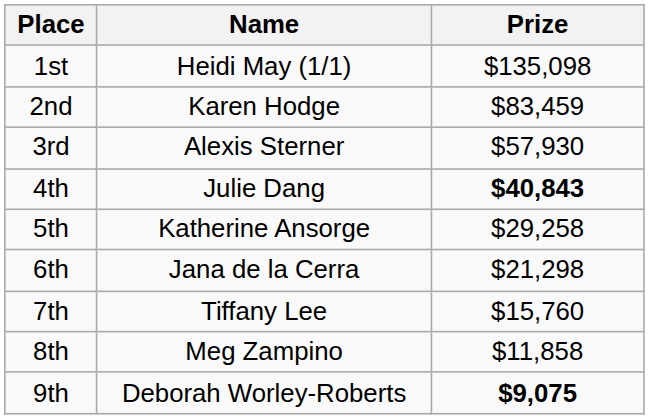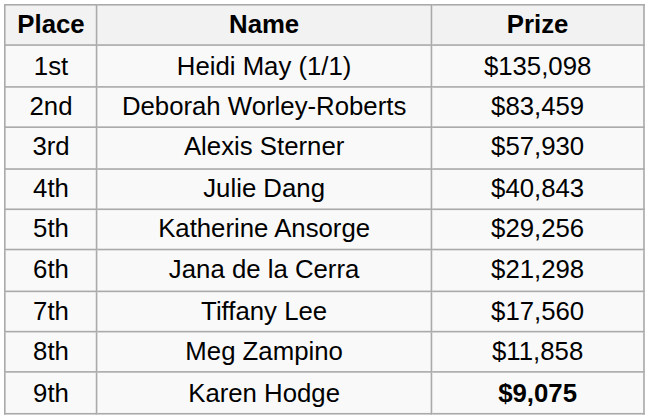(264, 106) Karen Hodge -> (264, 106) Deborah Worley-Roberts
(538, 188) bold -> (538, 188) normal
(538, 229) $29,258 -> (538, 229) $29,256
(538, 310) $15,760 -> (538, 310) $17,560
(264, 392) Deborah Worley-Roberts -> (264, 392) Karen Hodge
